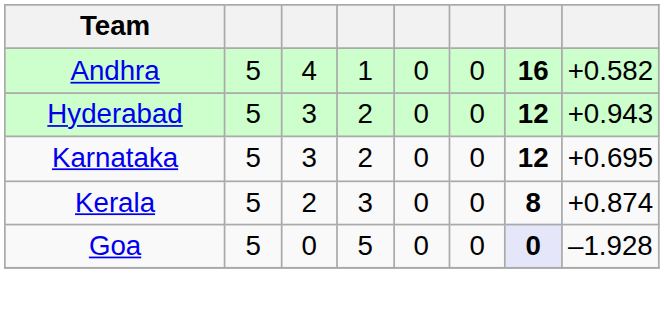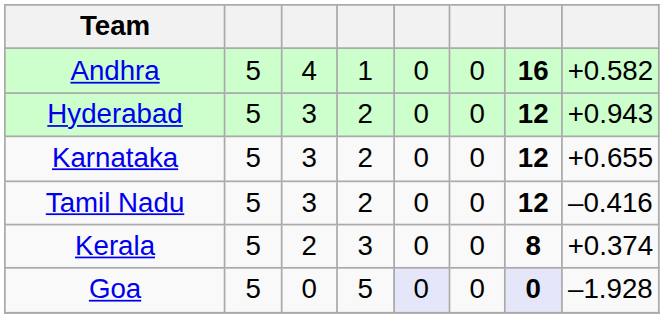(610, 158) +0.695 -> (610, 158) +0.655
+ row: (115, 202)
(610, 202) +0.874 -> (610, 245) +0.374
(421, 245) no background -> (421, 289) lavender background
